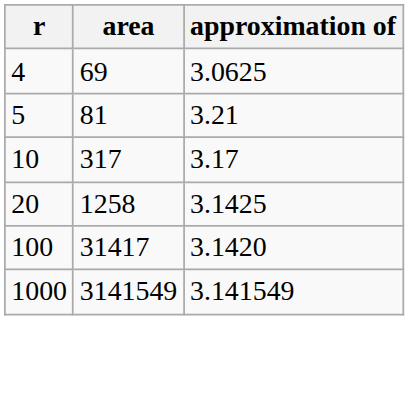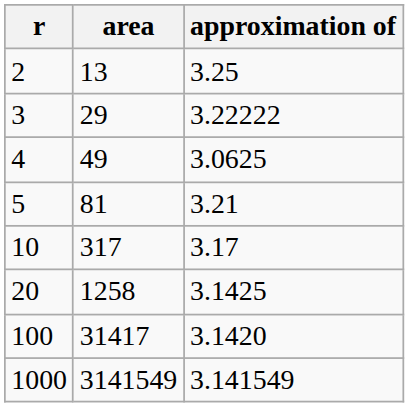+ row: (18, 70)
+ row: (18, 114)
(94, 70) 69 -> (94, 159) 49
